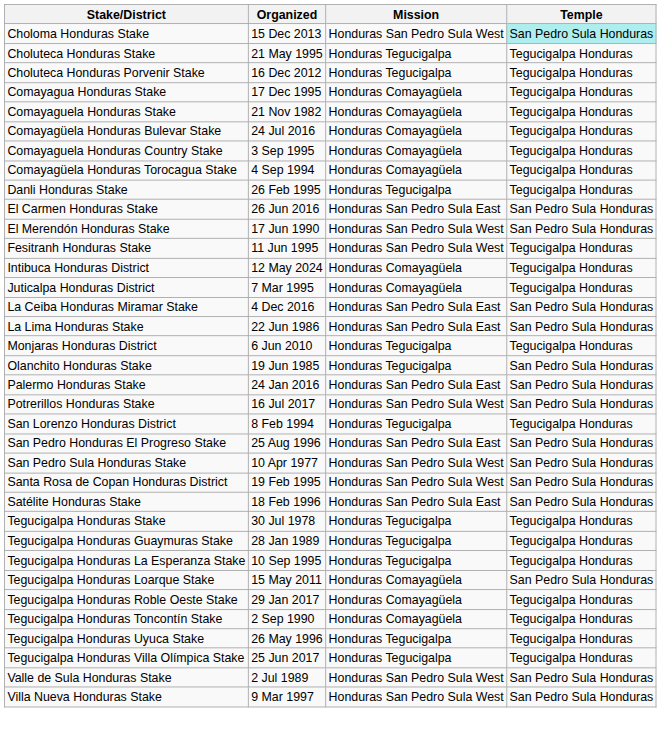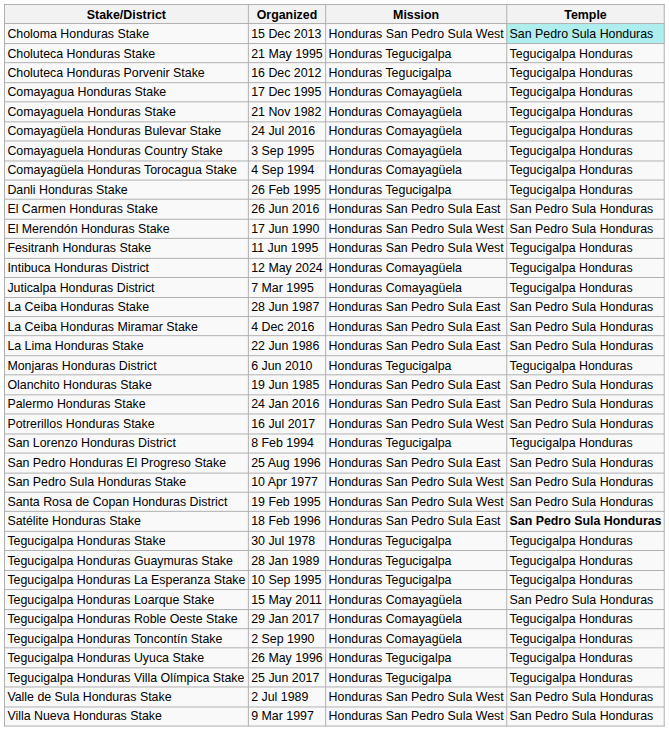+ row: (78, 306)
(390, 365) Honduras Tegucigalpa -> (415, 384) Honduras San Pedro Sula East
(581, 502) normal -> (586, 521) bold
